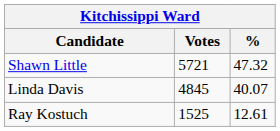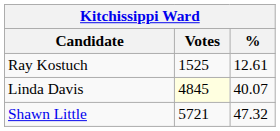rows swapped: (47, 65) <-> (48, 114)
(194, 89) no background -> (194, 89) lightyellow background
